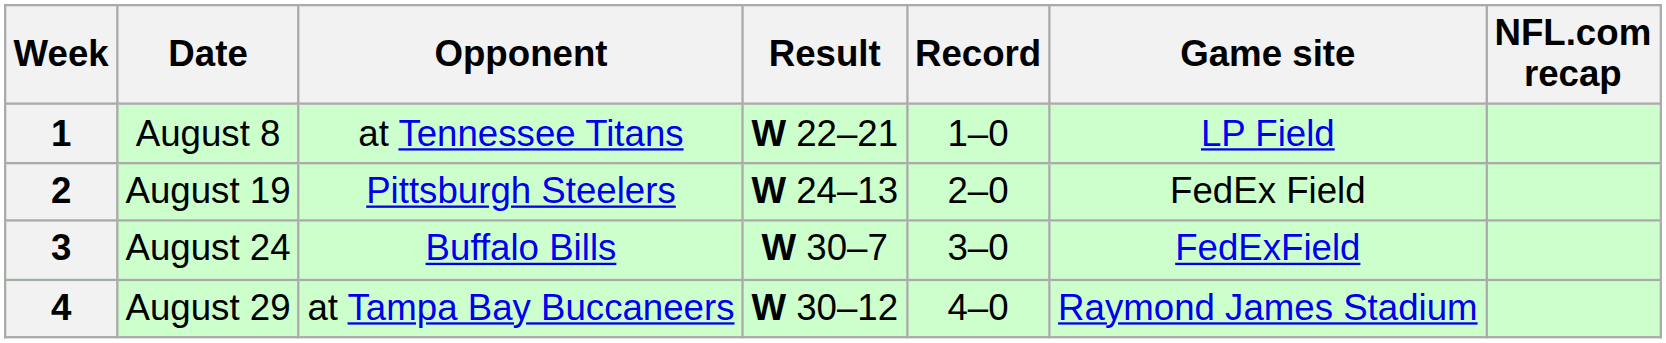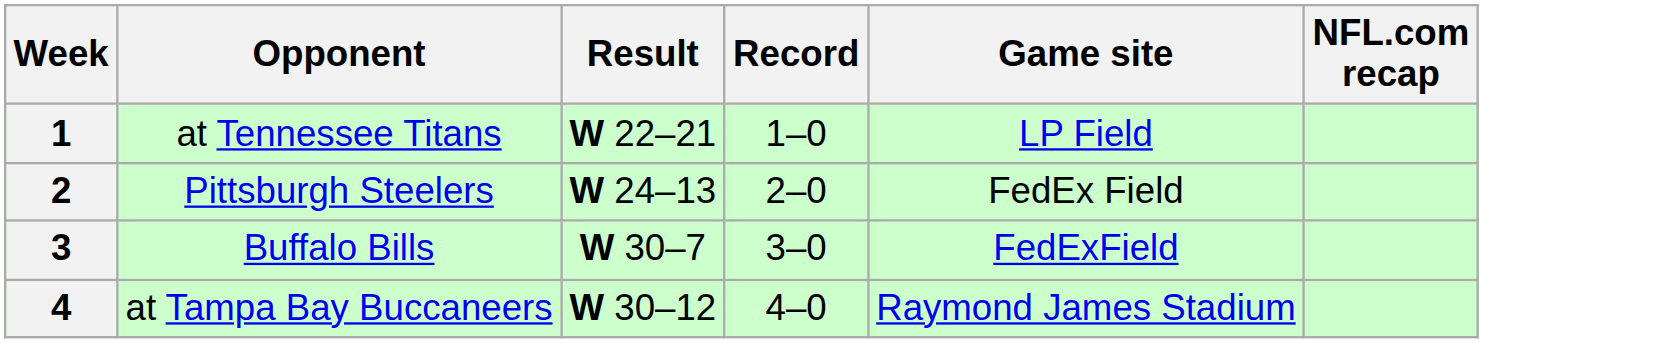- column: (208, 54)
